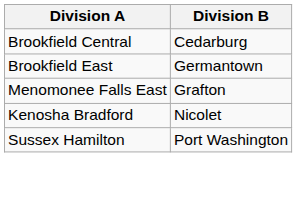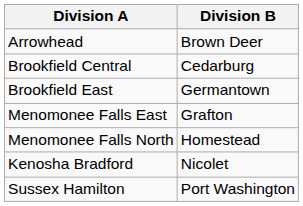+ row: (46, 41)
+ row: (91, 139)
